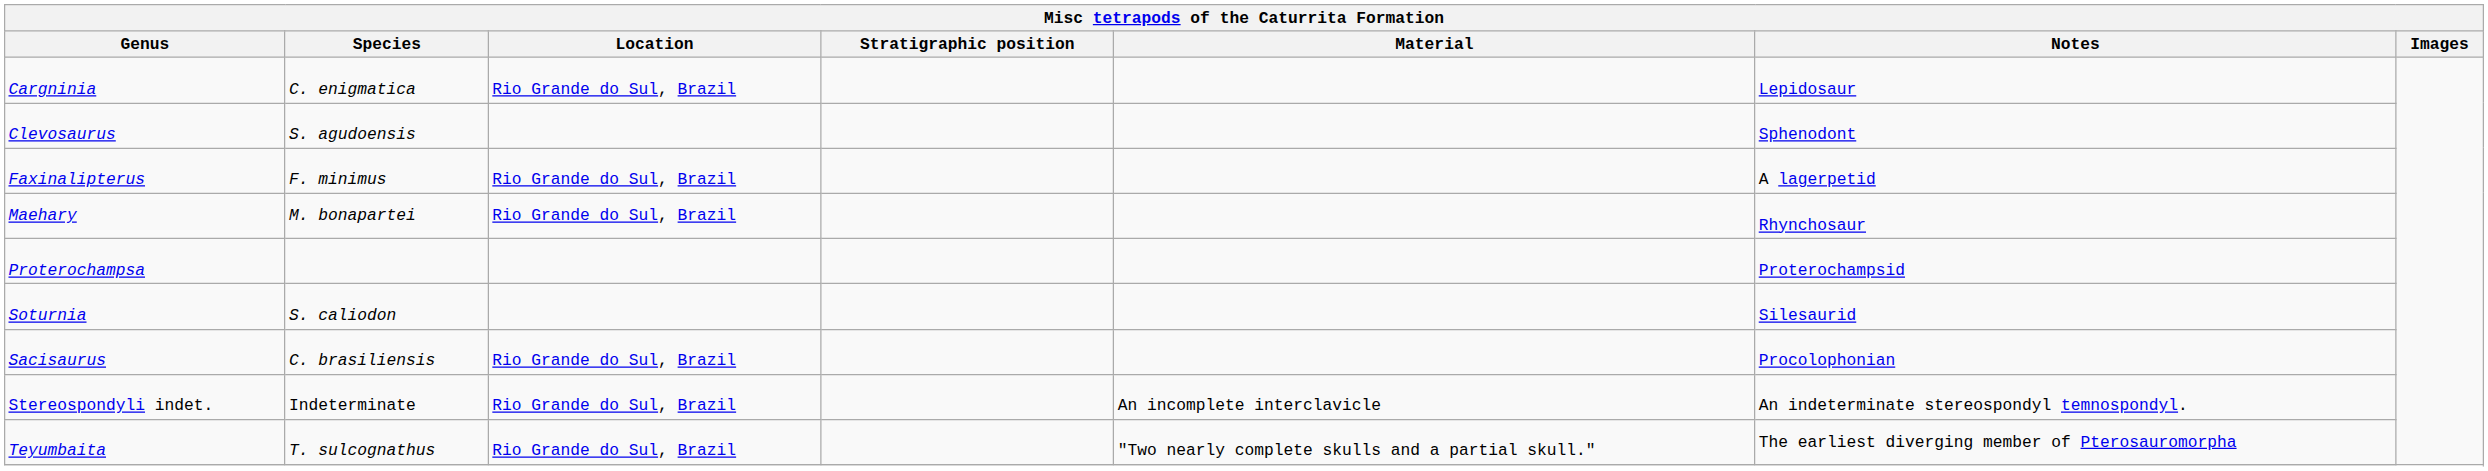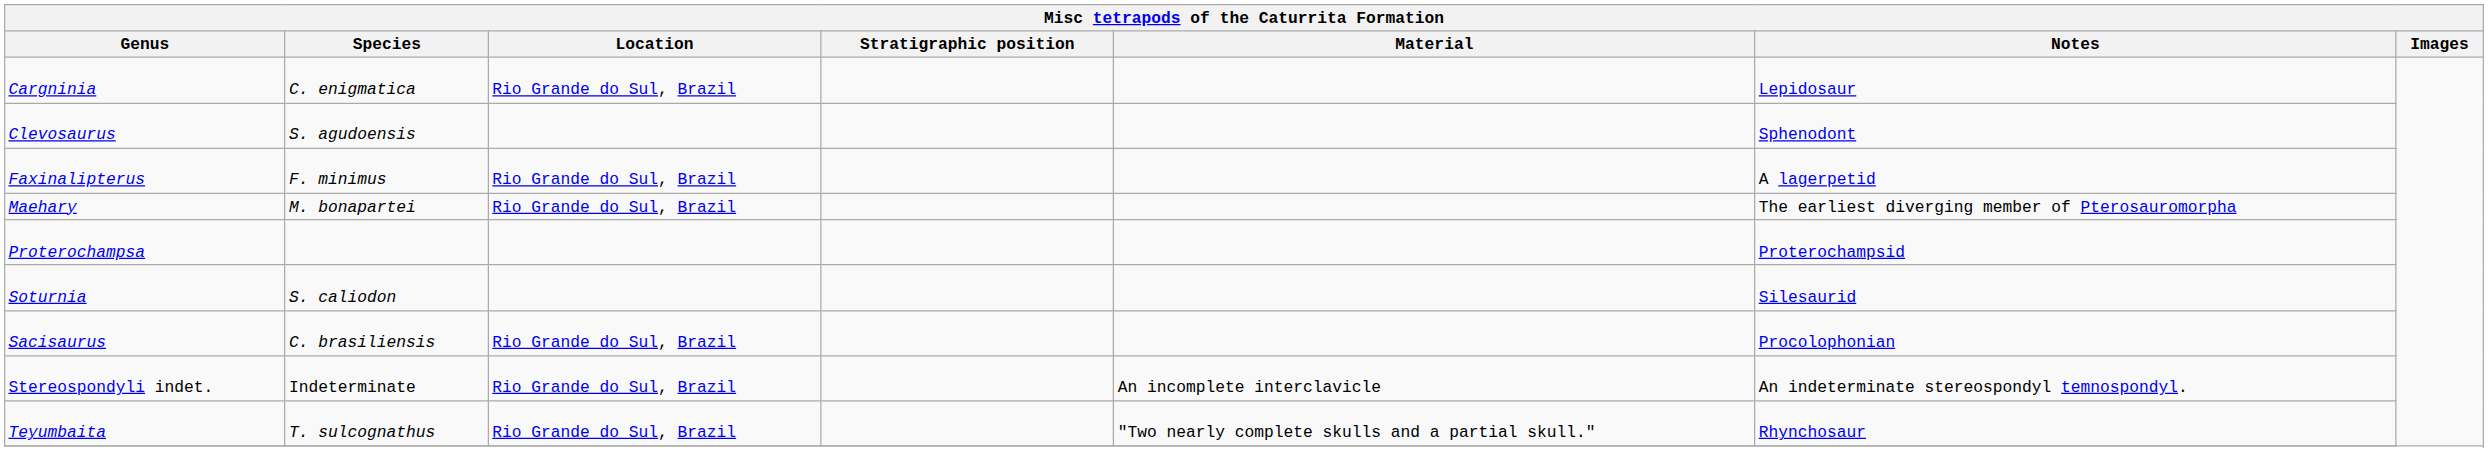(1812, 225) Rhynchosaur -> (1998, 207) The earliest diverging member of Pterosauromorpha
(1998, 442) The earliest diverging member of Pterosauromorpha -> (1812, 433) Rhynchosaur
